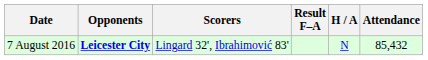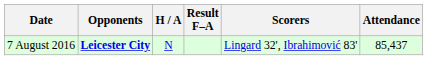columns swapped: (344, 20) <-> (222, 20)
(391, 45) 85,432 -> (391, 45) 85,437
